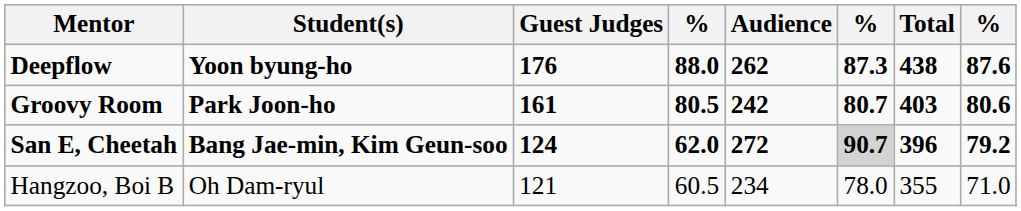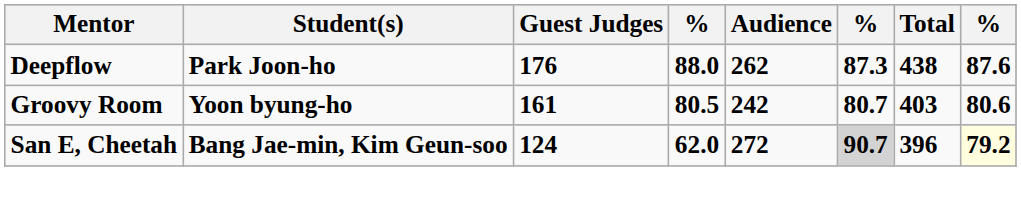(271, 64) Yoon byung-ho -> (262, 64) Park Joon-ho
(262, 104) Park Joon-ho -> (271, 104) Yoon byung-ho
(988, 144) no background -> (988, 144) lightyellow background
- row: (92, 184)
